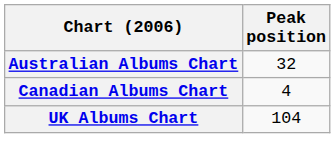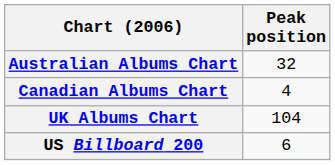+ row: (123, 146)
